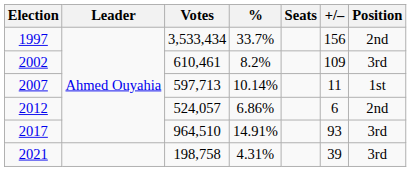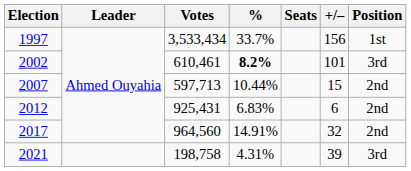(377, 39) 2nd -> (377, 39) 1st
(255, 62) normal -> (255, 62) bold
(335, 62) 109 -> (335, 62) 101
(255, 85) 10.14% -> (255, 85) 10.44%
(335, 85) 11 -> (335, 85) 15
(377, 85) 1st -> (377, 85) 2nd
(197, 108) 524,057 -> (197, 108) 925,431
(255, 108) 6.86% -> (255, 108) 6.83%
(197, 131) 964,510 -> (197, 131) 964,560
(335, 131) 93 -> (335, 131) 32
(377, 131) 3rd -> (377, 131) 2nd
